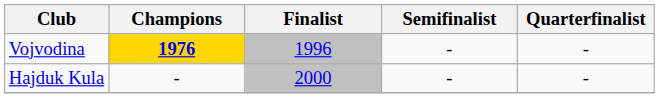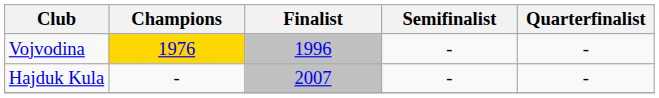(177, 48) bold -> (177, 48) normal
(313, 78) 2000 -> (313, 78) 2007
